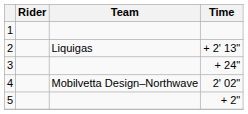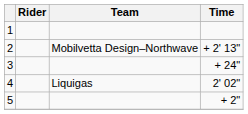(72, 48) Liquigas -> (125, 48) Mobilvetta Design–Northwave
(125, 83) Mobilvetta Design–Northwave -> (72, 83) Liquigas
